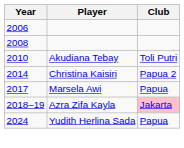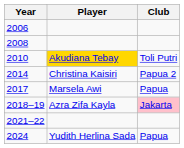(84, 58) no background -> (84, 58) gold background
+ row: (26, 120)
